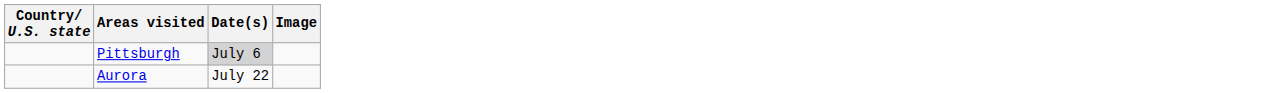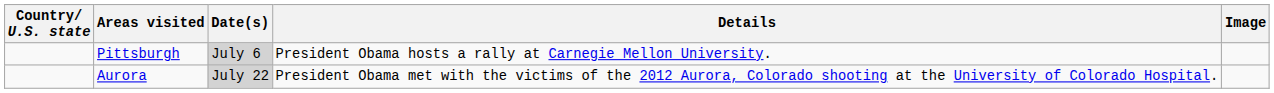+ column: (747, 24)
(240, 77) no background -> (240, 77) lightgrey background
